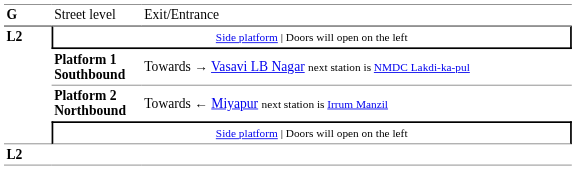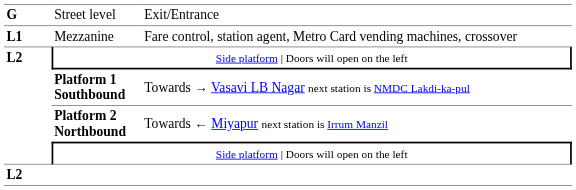+ row: (84, 36)
